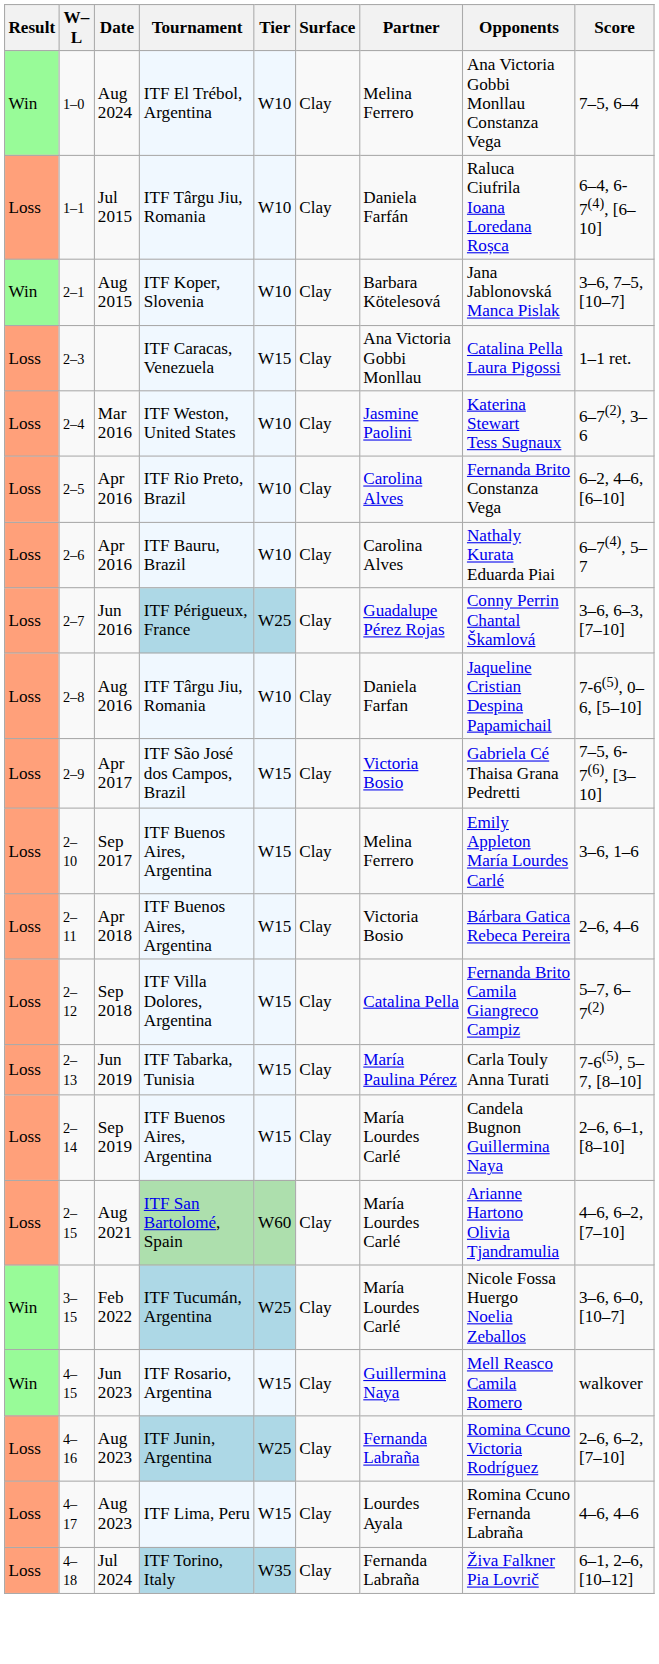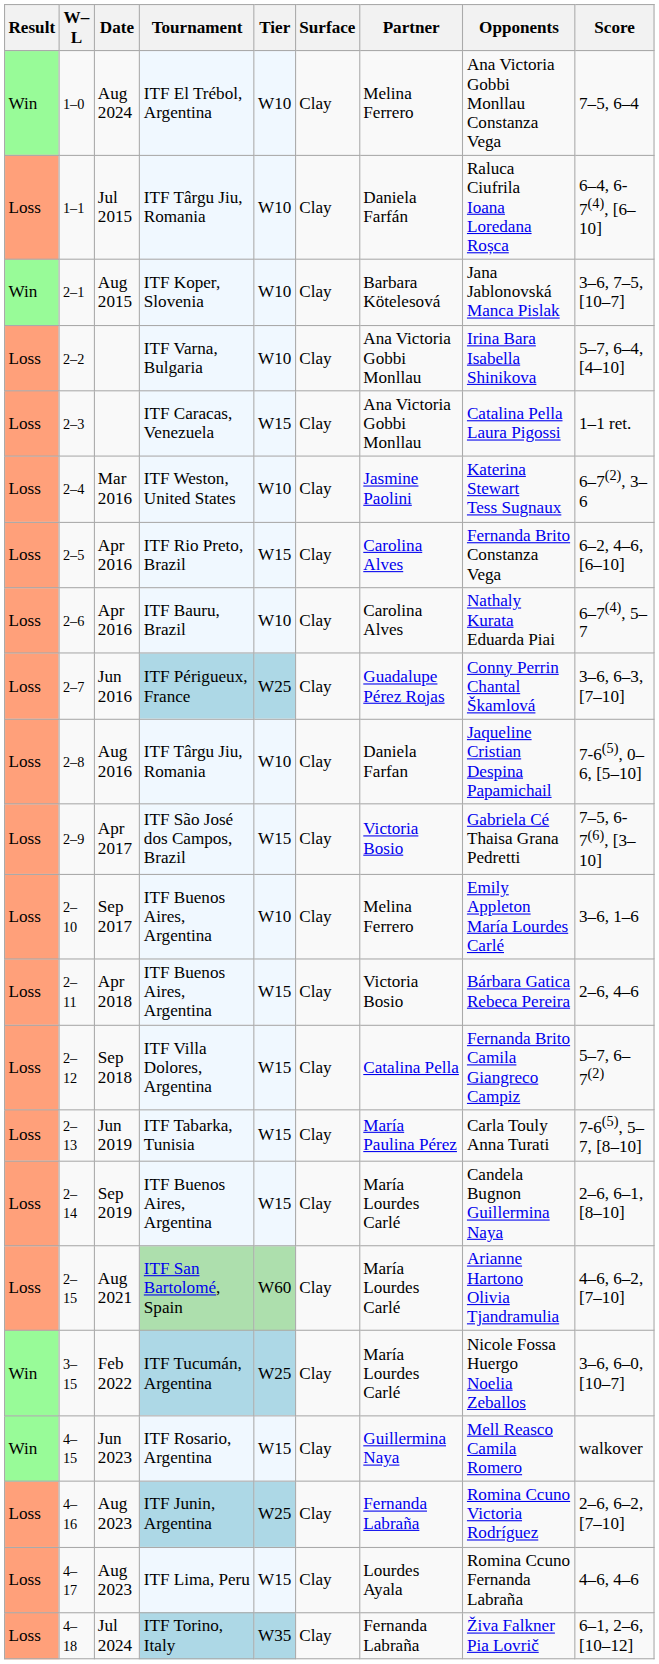+ row: (74, 358)
(275, 489) W10 -> (275, 554) W15
(275, 851) W15 -> (275, 916) W10
